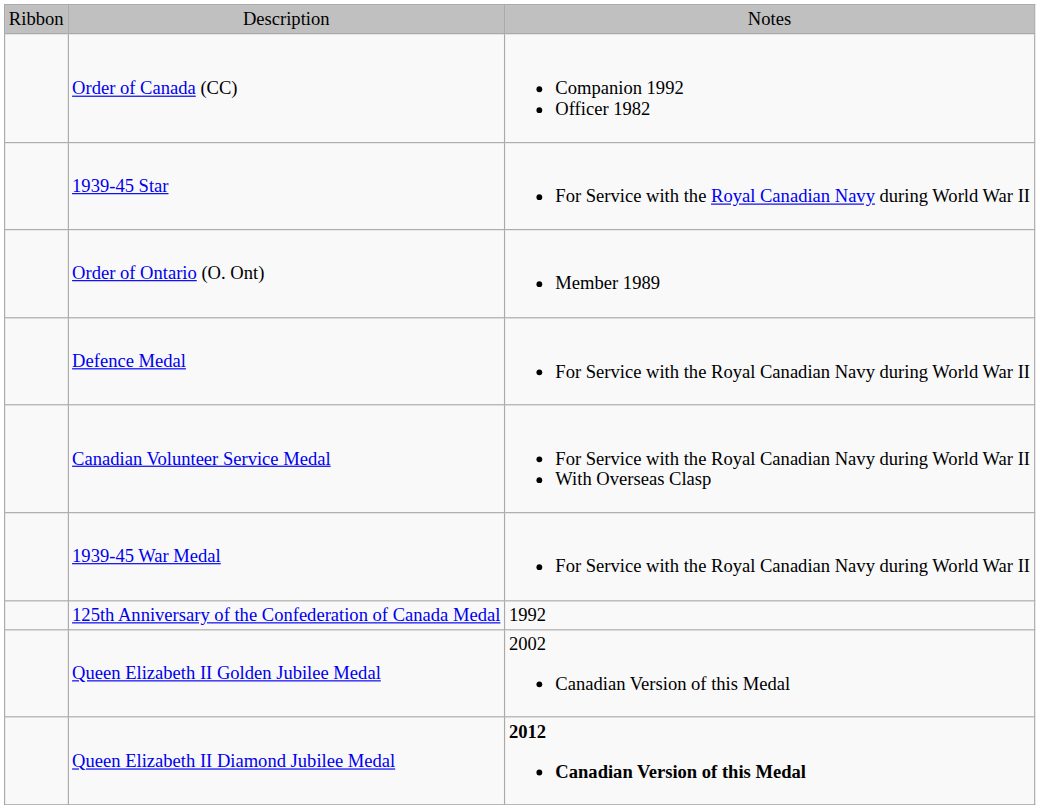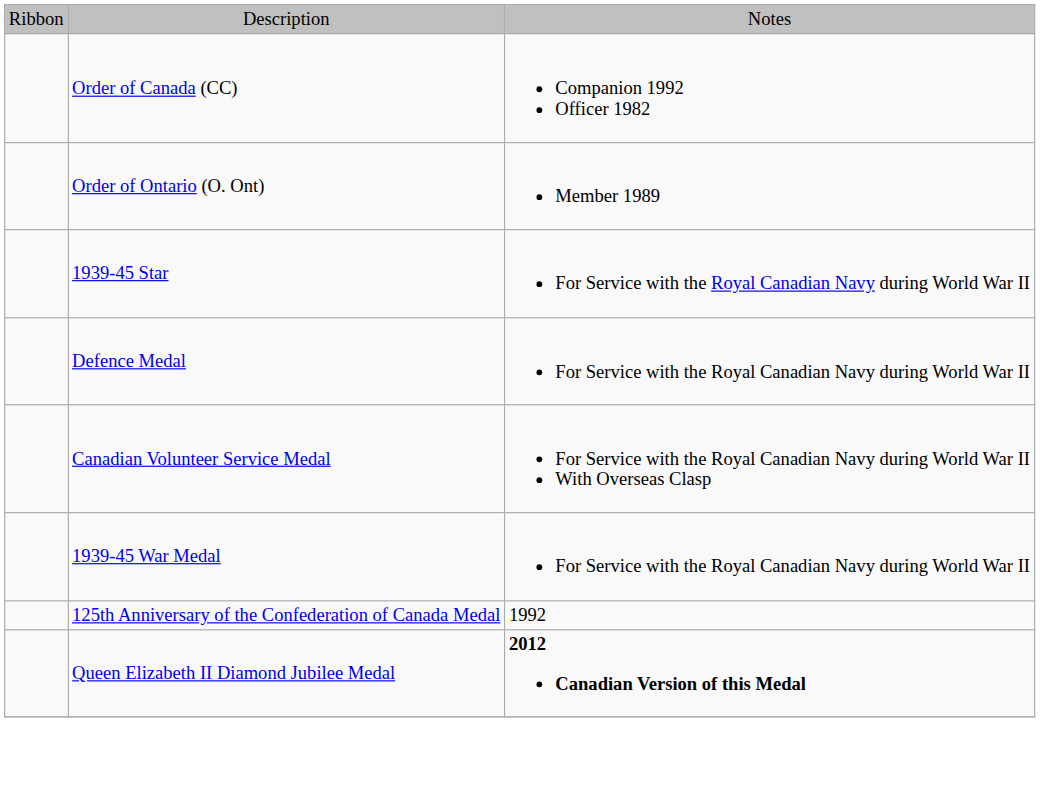rows swapped: (168, 273) <-> (120, 185)
- row: (226, 673)
